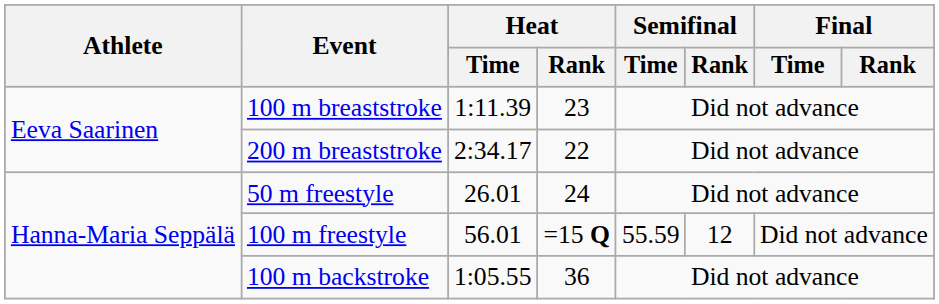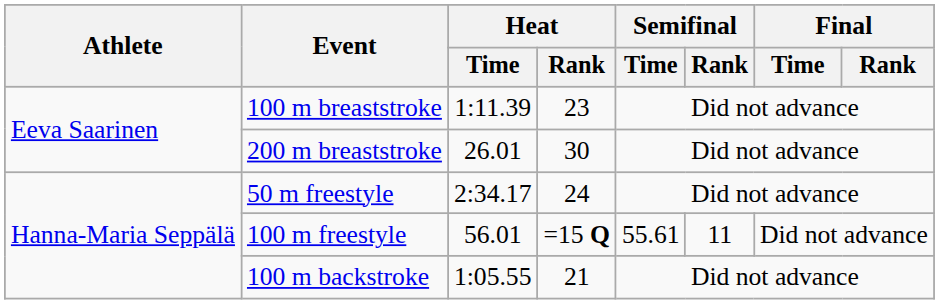(493, 150) 2:34.17 -> (493, 150) 26.01
(577, 150) 22 -> (577, 150) 30
(493, 192) 26.01 -> (493, 192) 2:34.17
(651, 235) 55.59 -> (651, 235) 55.61
(720, 235) 12 -> (720, 235) 11
(577, 277) 36 -> (577, 277) 21
